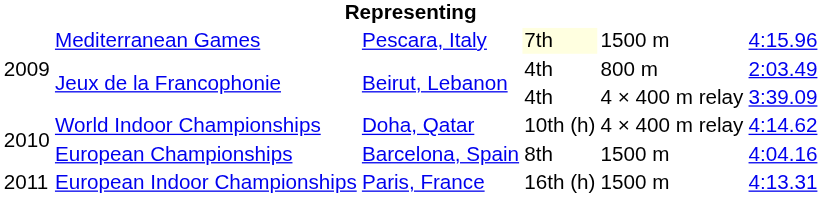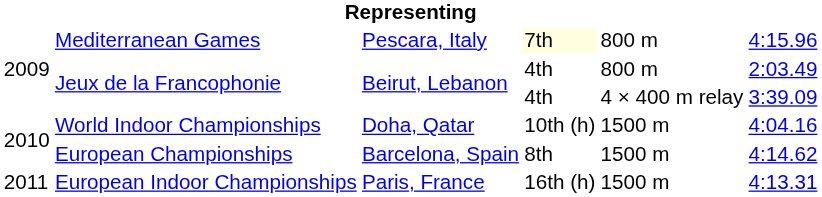(635, 40) 1500 m -> (629, 40) 800 m
(672, 125) 4 × 400 m relay -> (635, 125) 1500 m
(783, 125) 4:14.62 -> (783, 125) 4:04.16
(783, 154) 4:04.16 -> (783, 154) 4:14.62
